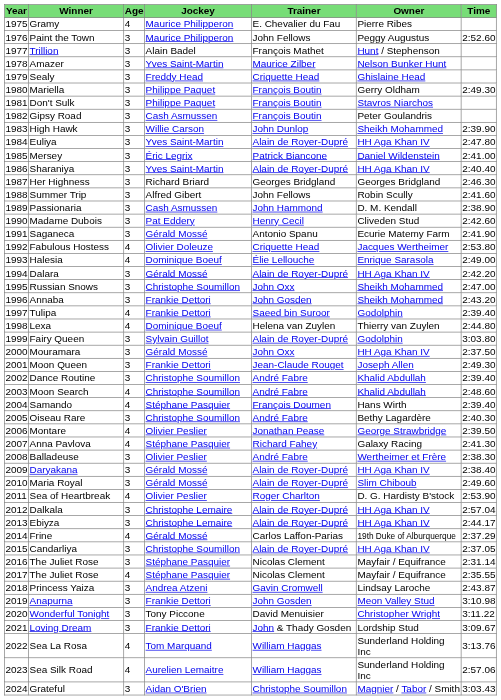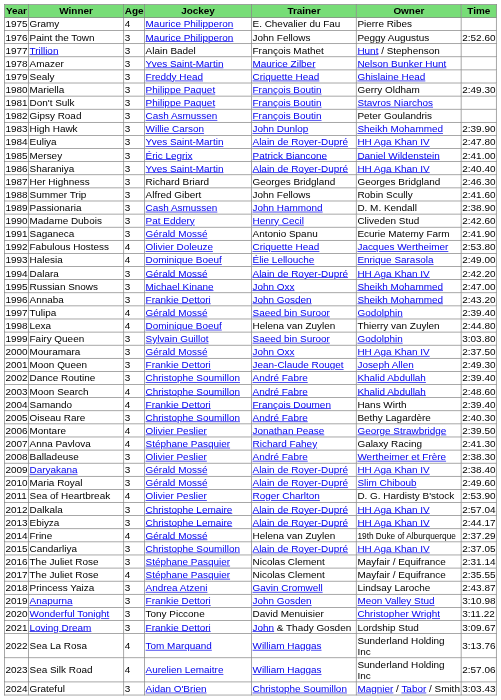(193, 286) Christophe Soumillon -> (180, 286) Michael Kinane
(178, 312) Frankie Dettori -> (176, 312) Gérald Mossé
(300, 339) Alain de Royer-Dupré -> (291, 339) Saeed bin Suroor
(188, 404) Stéphane Pasquier -> (178, 404) Frankie Dettori
(298, 535) Carlos Laffon-Parias -> (294, 535) Helena van Zuylen
